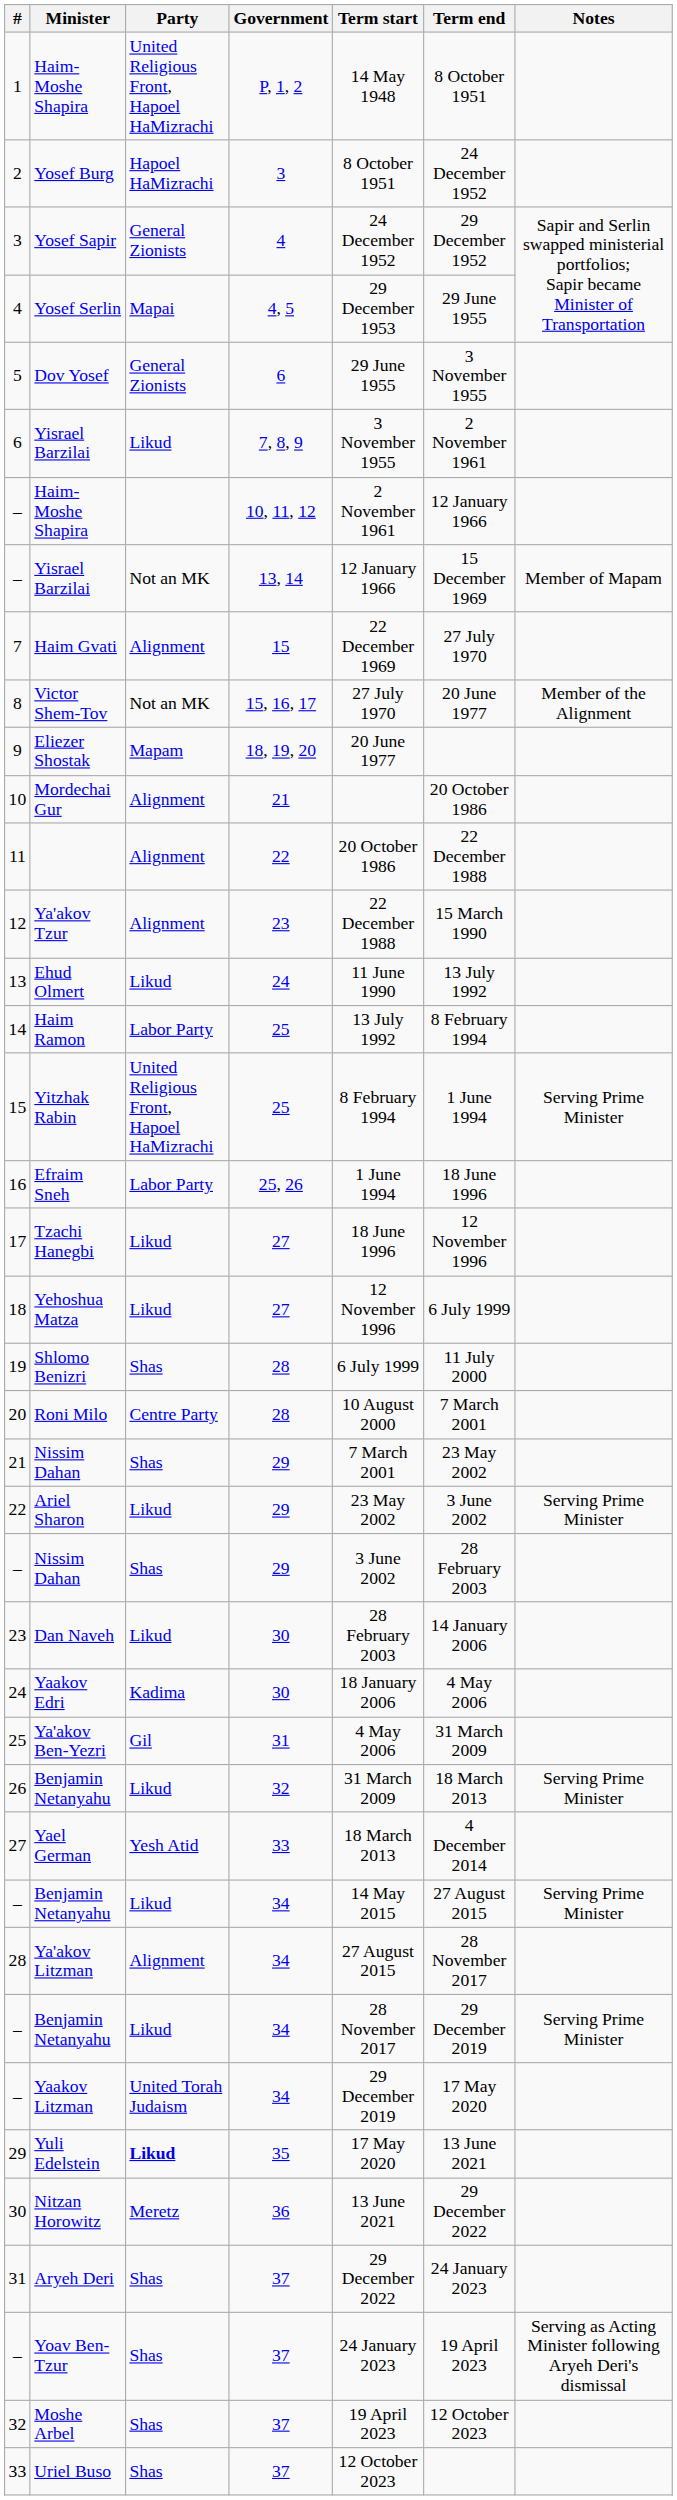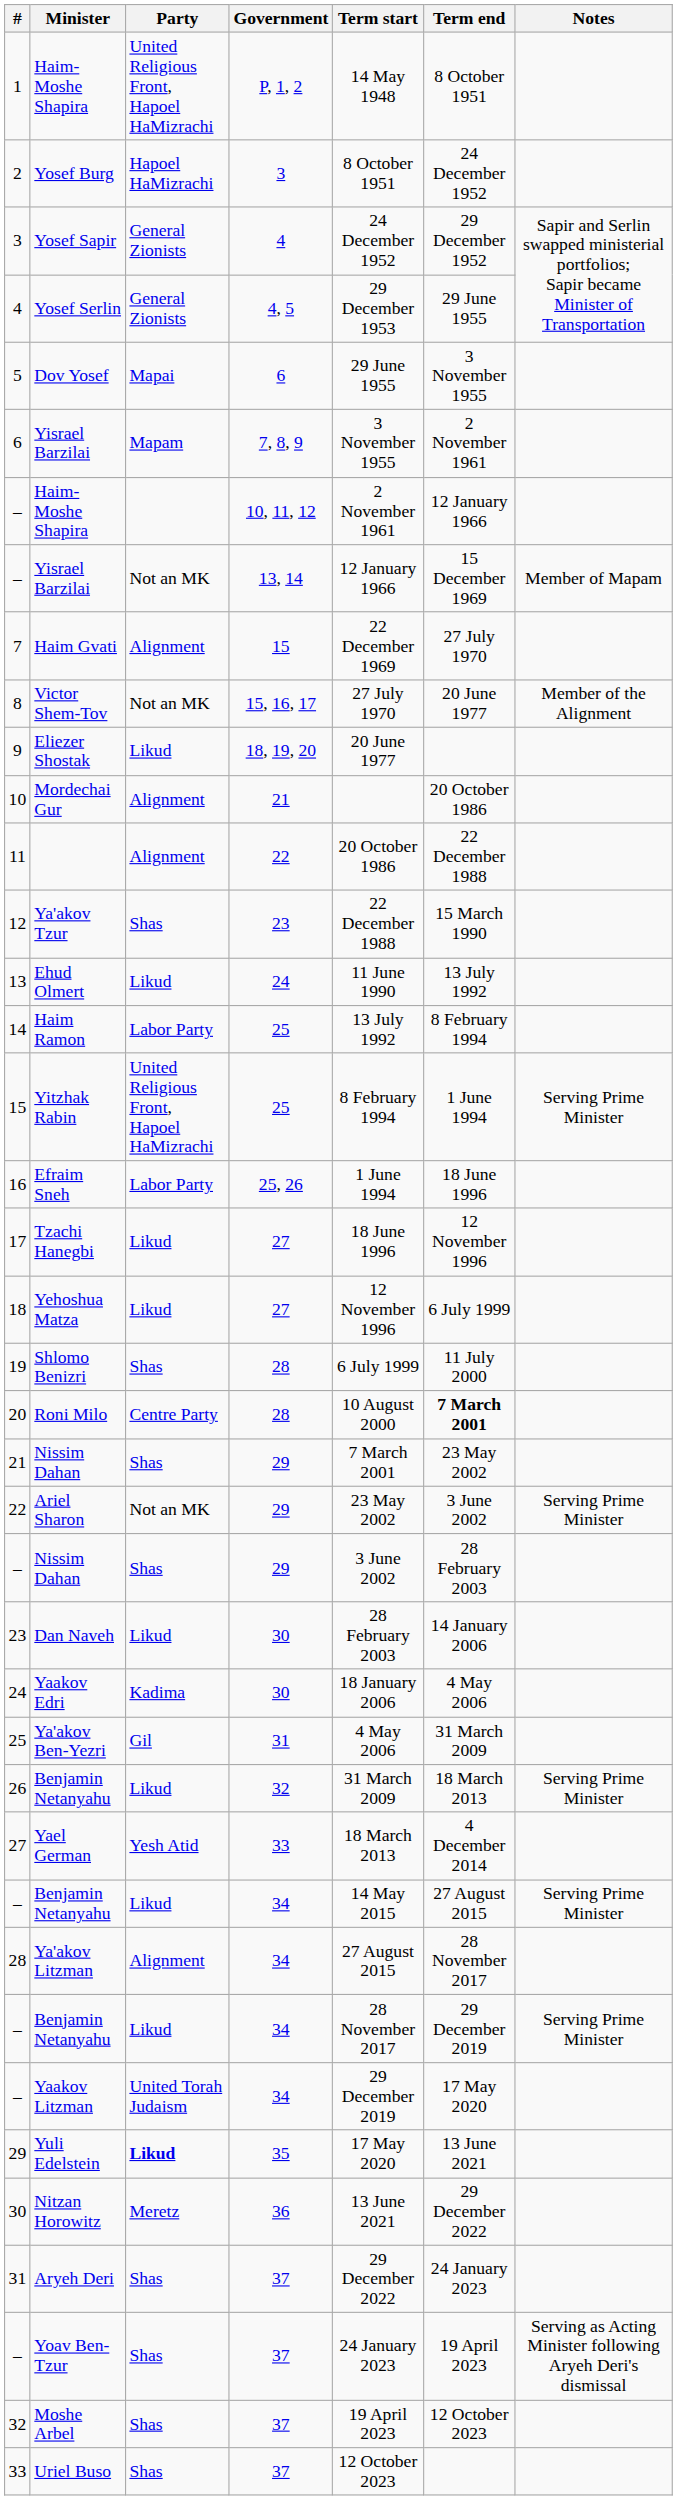(152, 308) Mapai -> (158, 308) General Zionists
(158, 375) General Zionists -> (152, 375) Mapai
(150, 443) Likud -> (156, 443) Mapam
(156, 751) Mapam -> (150, 751) Likud
(167, 924) Alignment -> (146, 924) Shas
(469, 1414) normal -> (469, 1414) bold
(150, 1510) Likud -> (170, 1510) Not an MK
